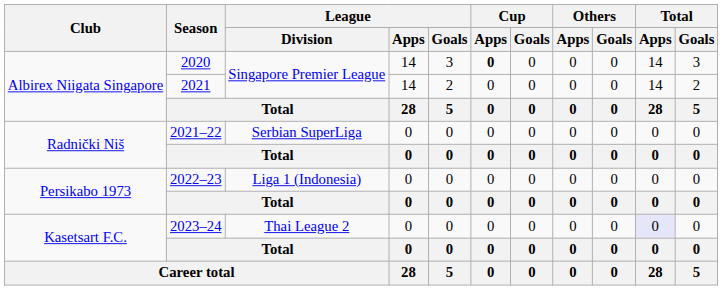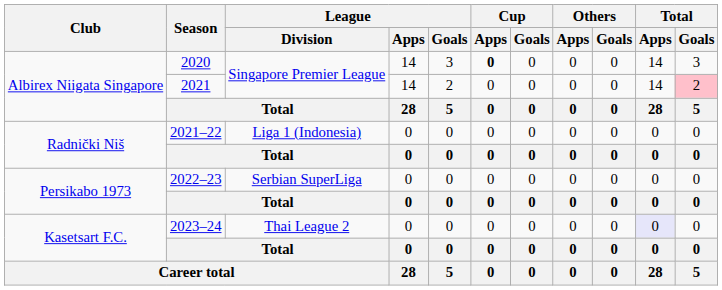(696, 86) no background -> (696, 86) pink background
(307, 132) Serbian SuperLiga -> (307, 132) Liga 1 (Indonesia)
(307, 179) Liga 1 (Indonesia) -> (307, 179) Serbian SuperLiga
